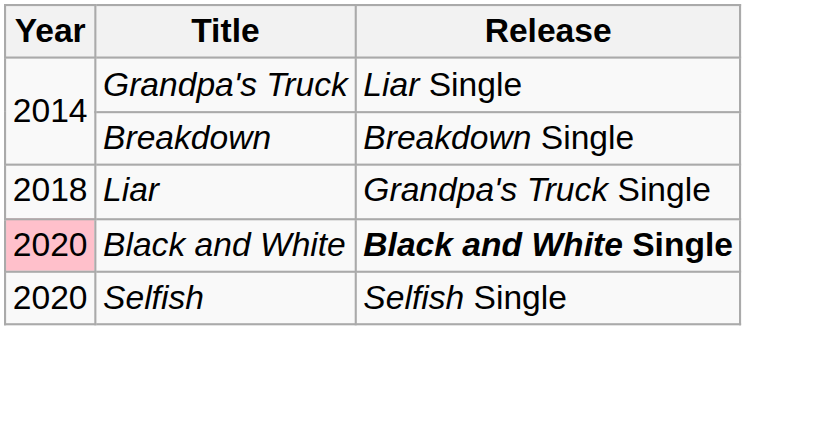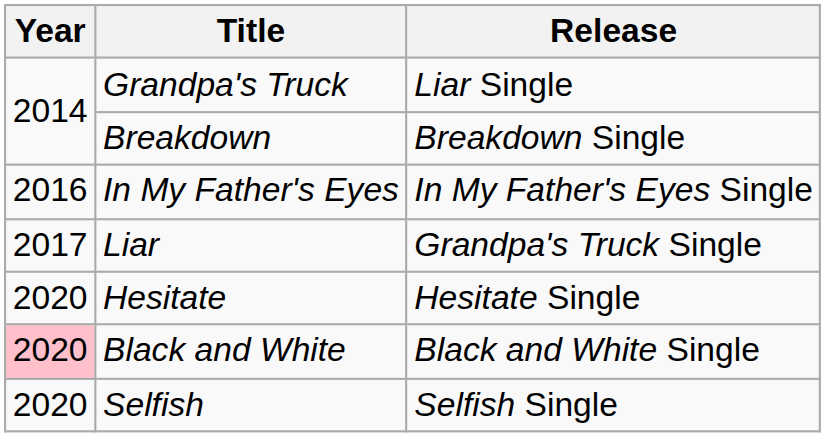+ row: (251, 191)
(50, 191) 2018 -> (50, 244) 2017
+ row: (165, 297)
(548, 244) bold -> (587, 350) normal
